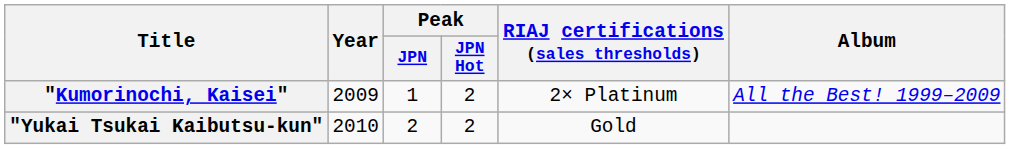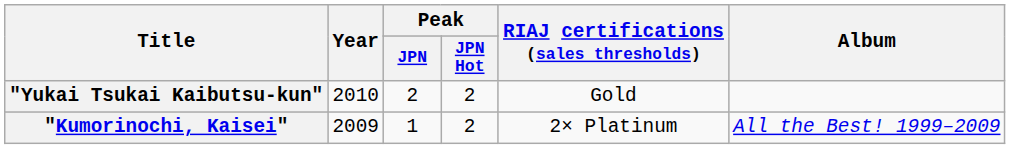rows swapped: (166, 96) <-> (166, 127)
